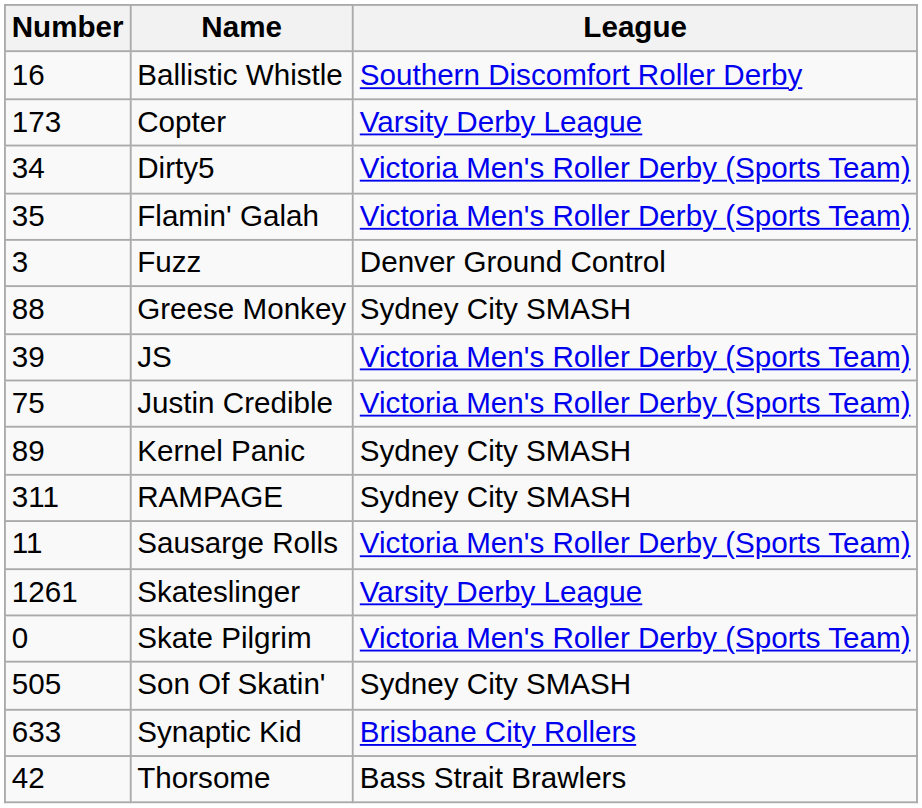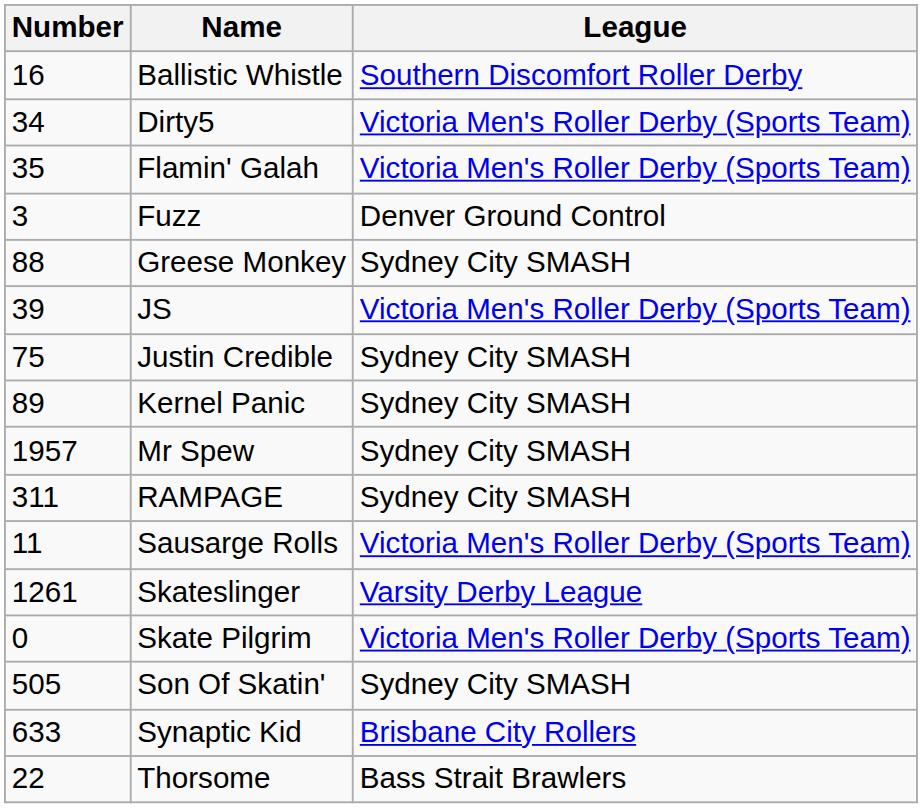- row: (182, 121)
(635, 403) Victoria Men's Roller Derby (Sports Team) -> (496, 356) Sydney City SMASH
+ row: (196, 450)
(28, 779) 42 -> (28, 779) 22
